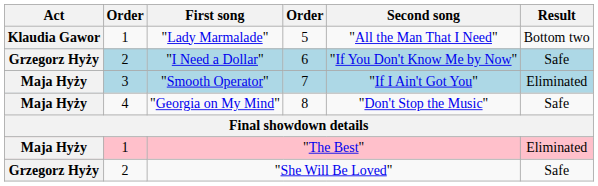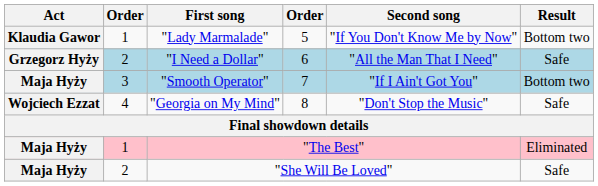(424, 37) "All the Man That I Need" -> (424, 37) "If You Don't Know Me by Now"
(424, 59) "If You Don't Know Me by Now" -> (424, 59) "All the Man That I Need"
(557, 81) Eliminated -> (557, 81) Bottom two
(54, 103) Maja Hyży -> (54, 103) Wojciech Ezzat
(54, 170) Grzegorz Hyży -> (54, 170) Maja Hyży
